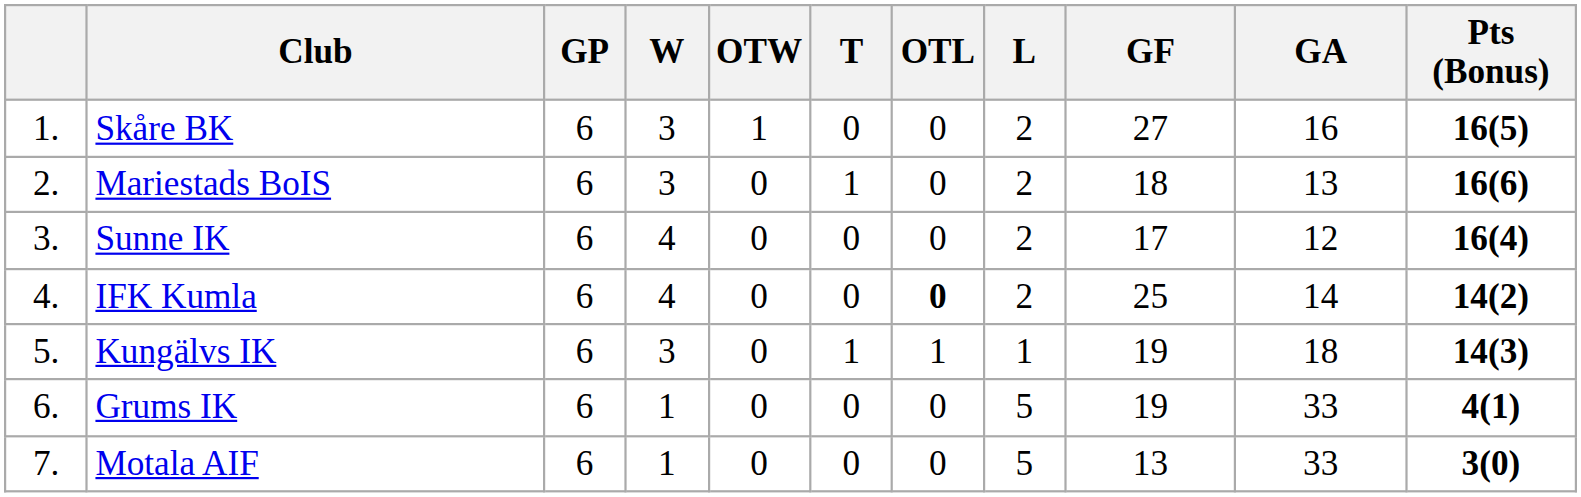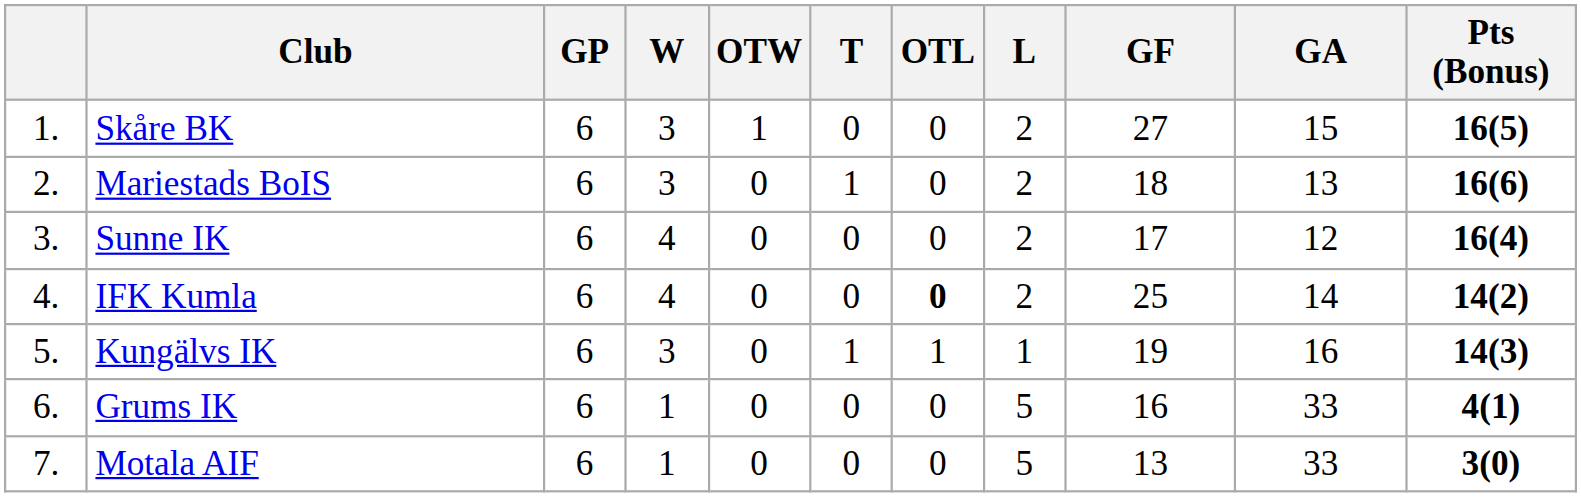(1321, 127) 16 -> (1321, 127) 15
(1321, 351) 18 -> (1321, 351) 16
(1150, 406) 19 -> (1150, 406) 16
